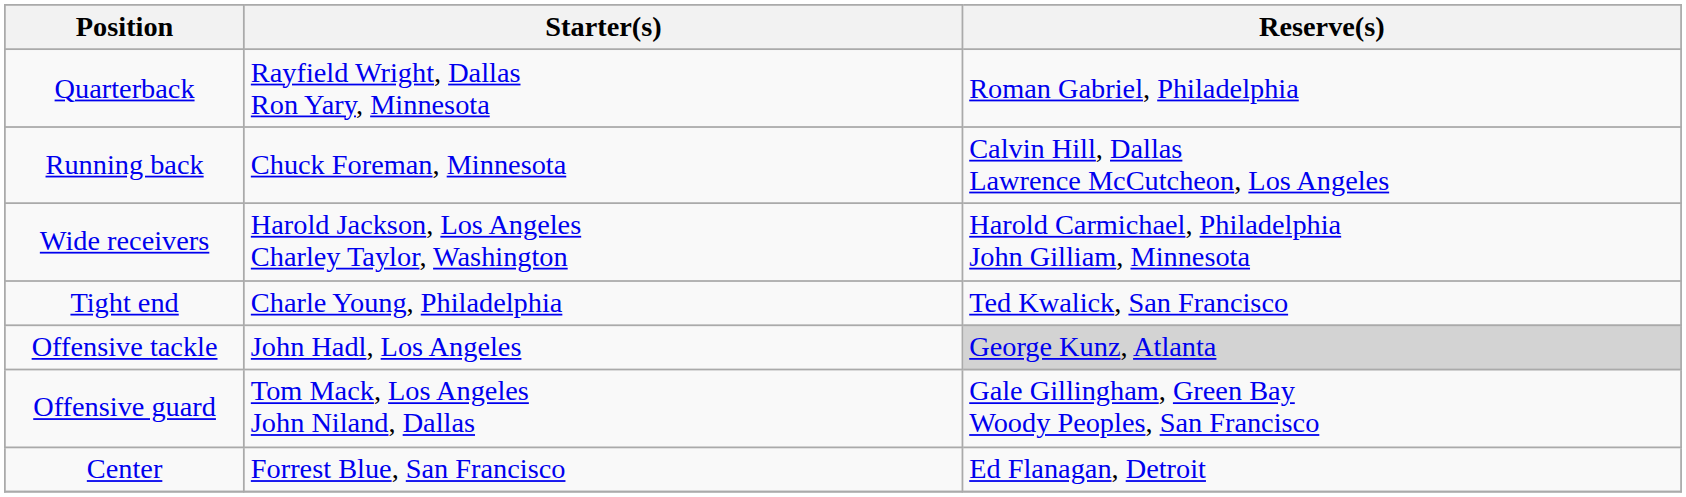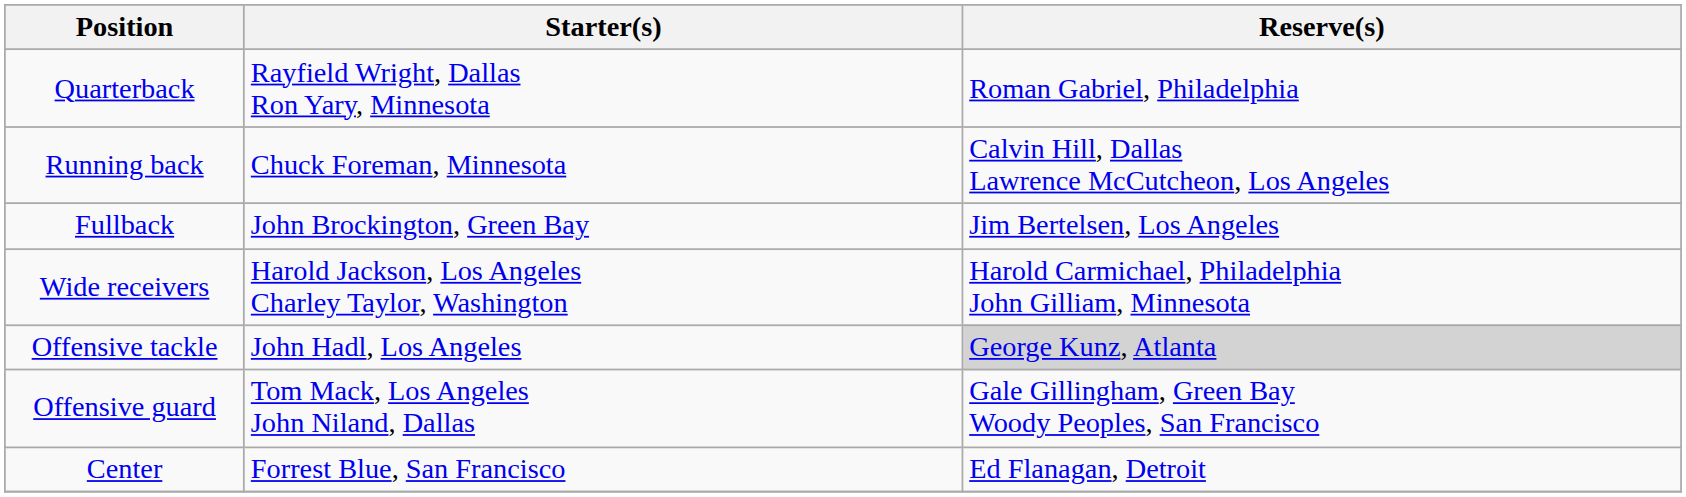+ row: (125, 225)
- row: (125, 302)
